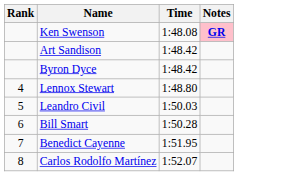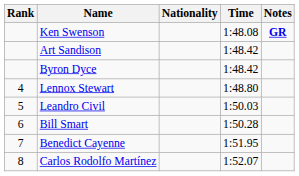+ column: (190, 13)
(217, 32) pink background -> (278, 32) no background
